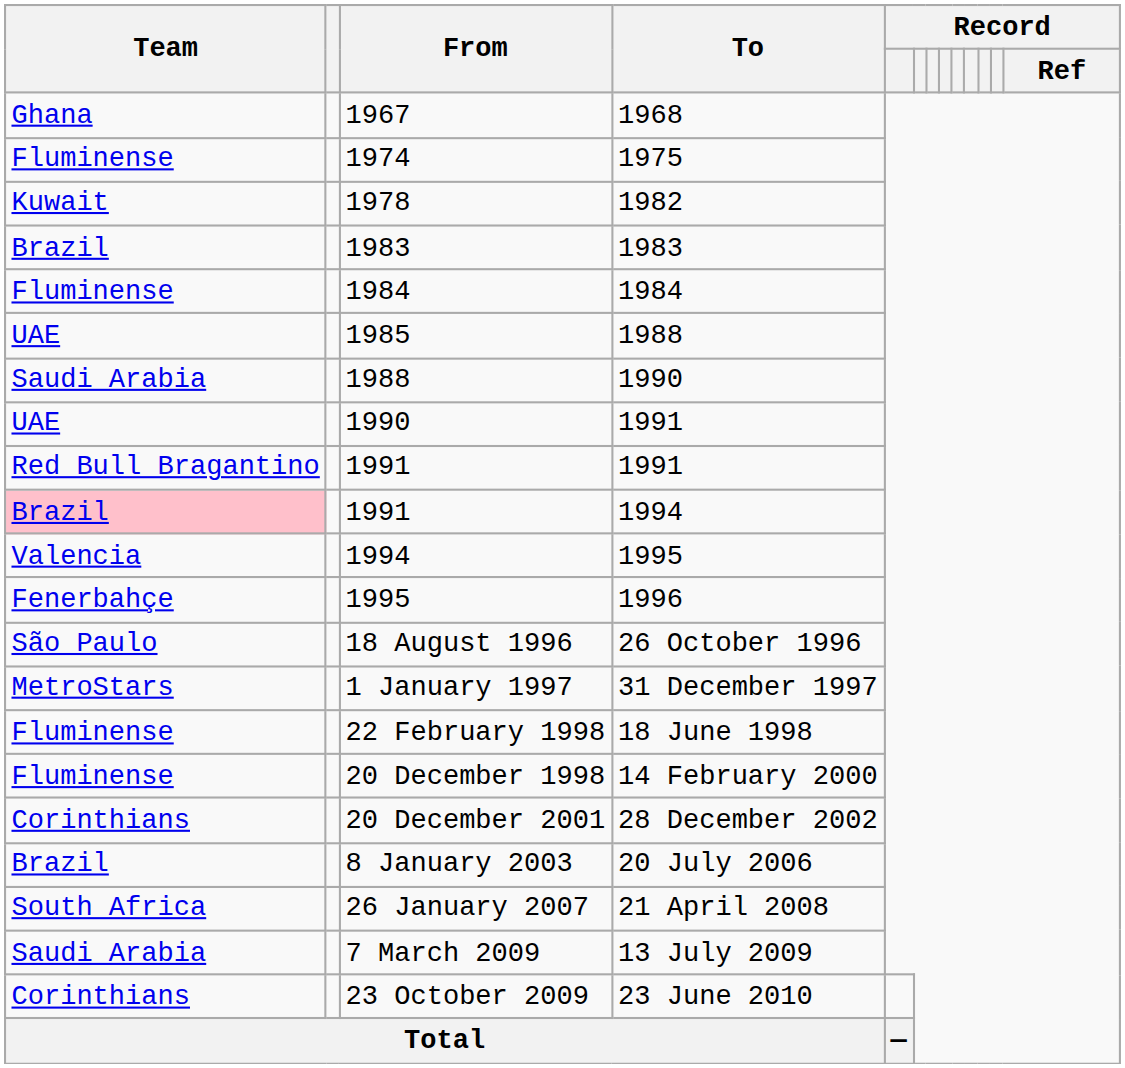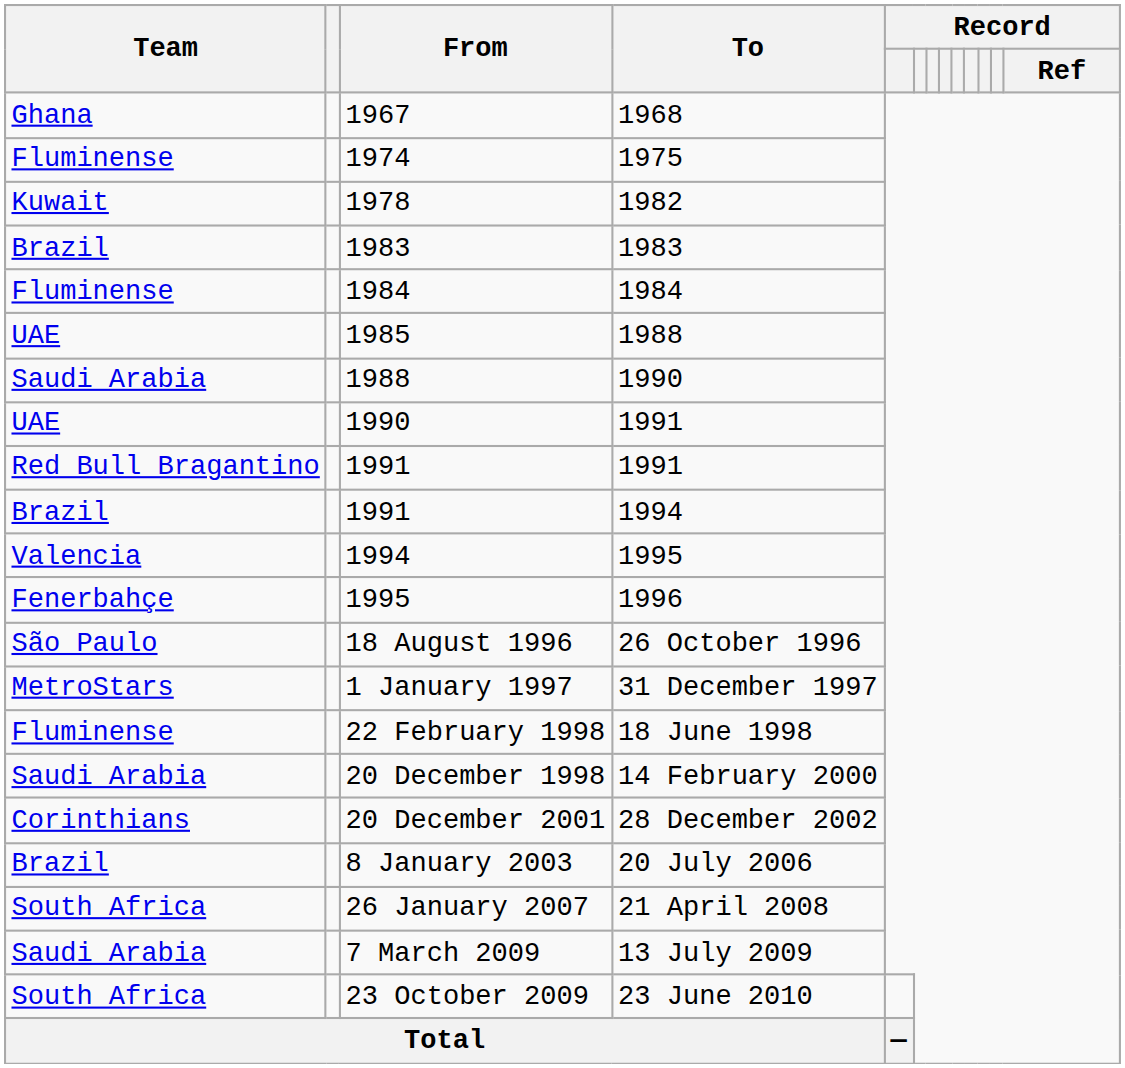(60, 512) pink background -> (60, 512) no background
(93, 776) Fluminense -> (109, 776) Saudi Arabia
(101, 997) Corinthians -> (109, 997) South Africa
